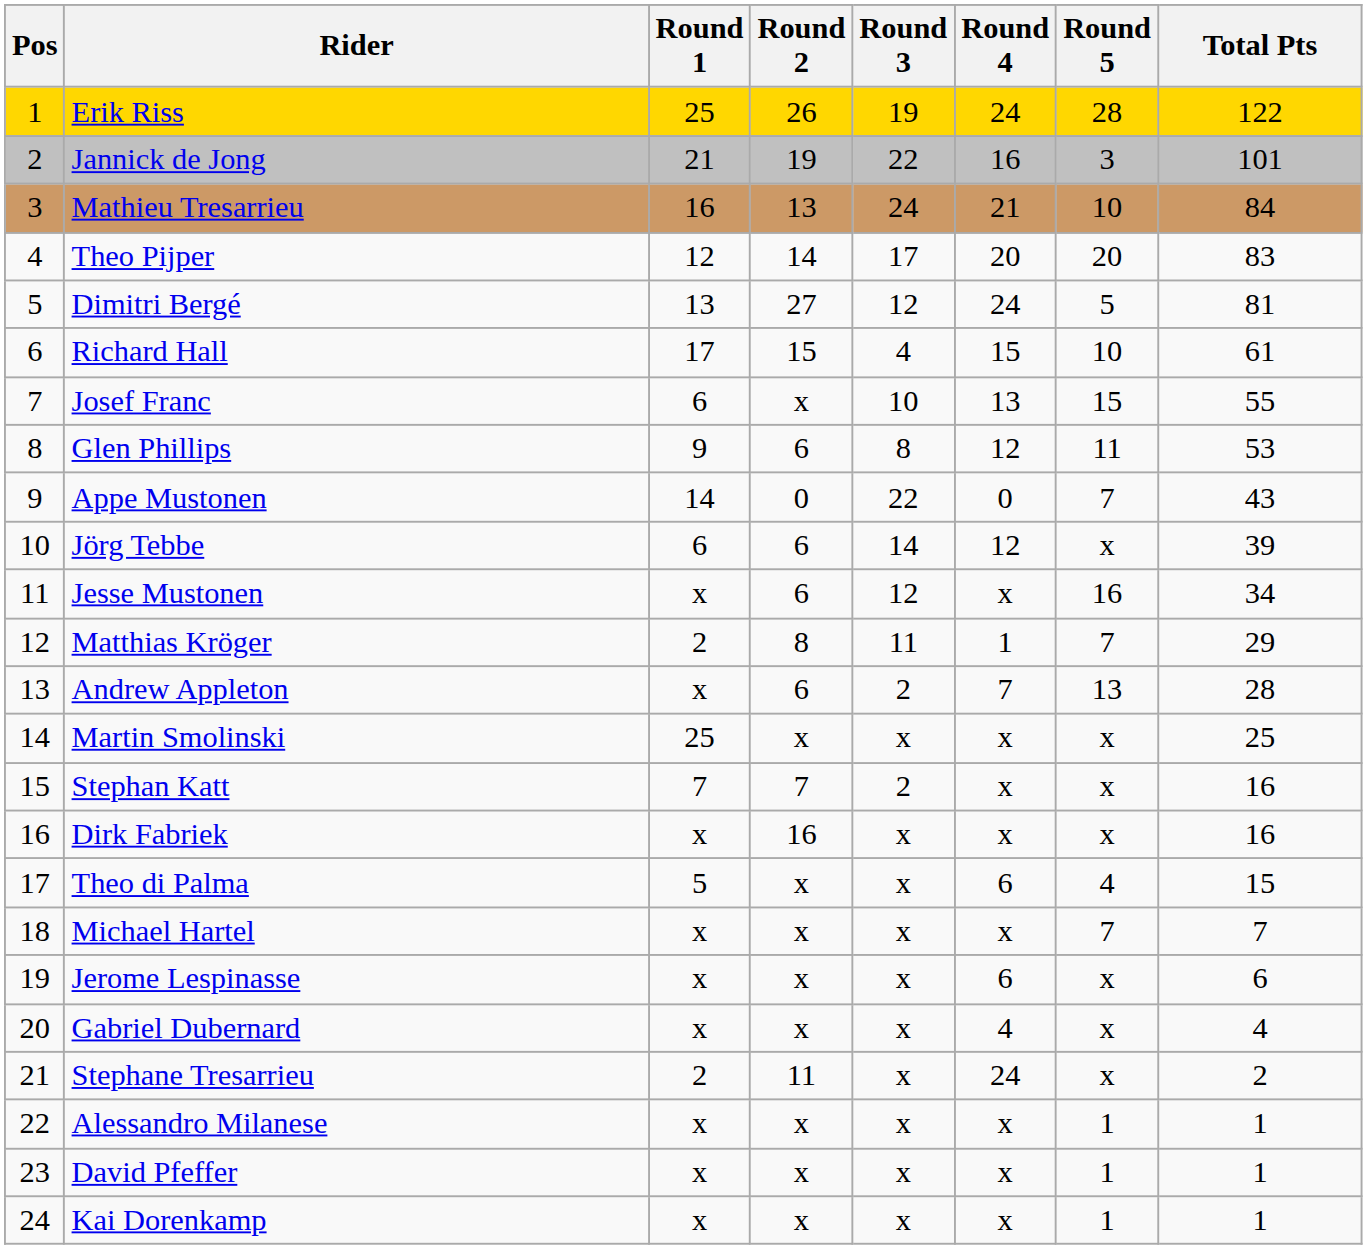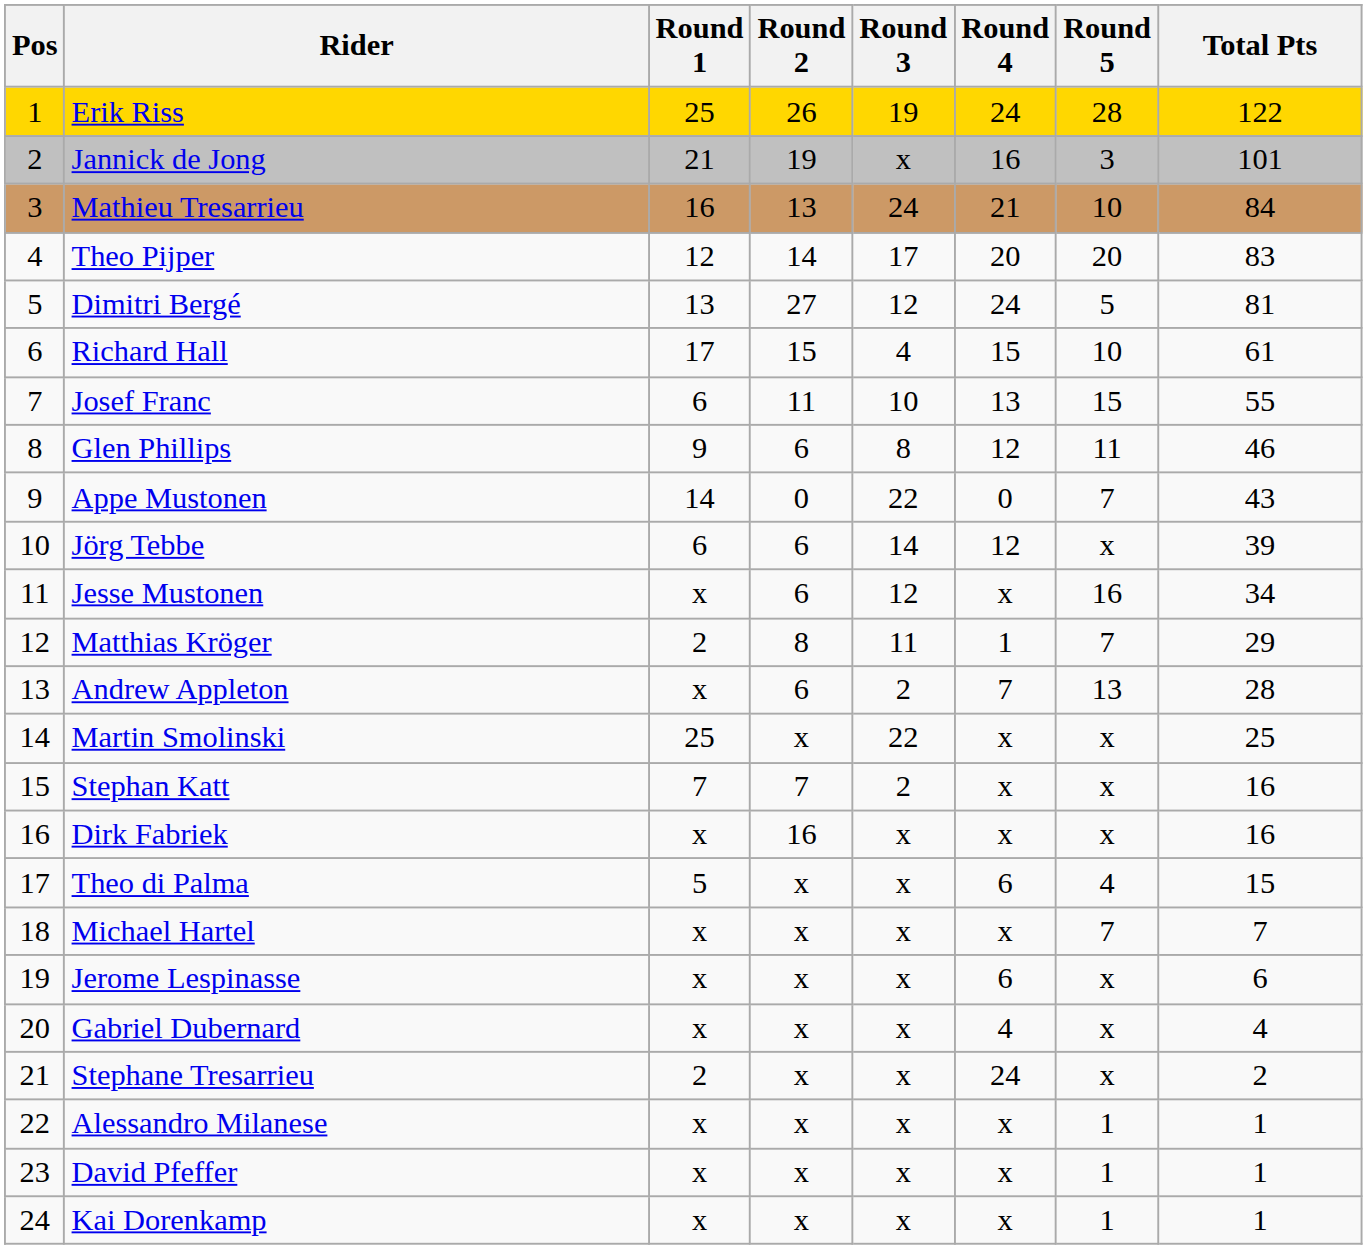(903, 159) 22 -> (903, 159) x
(801, 400) x -> (801, 400) 11
(1260, 448) 53 -> (1260, 448) 46
(903, 737) x -> (903, 737) 22
(801, 1075) 11 -> (801, 1075) x
